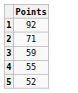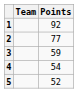+ column: (26, 11)
(31, 39) 71 -> (56, 39) 77
(31, 67) 55 -> (56, 67) 54
